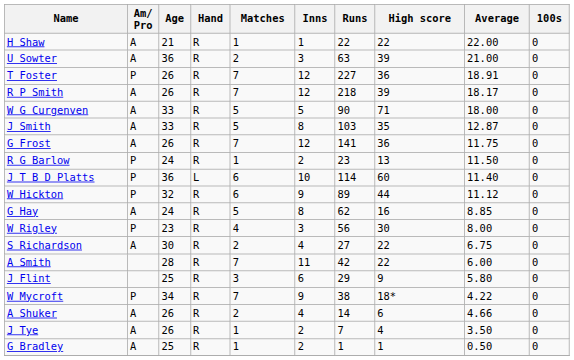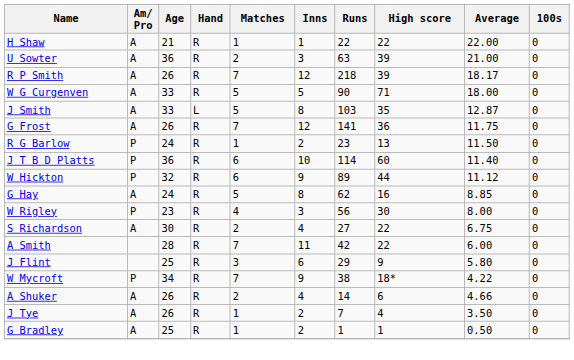- row: (32, 76)
(196, 127) R -> (196, 110) L
(196, 177) L -> (196, 160) R
